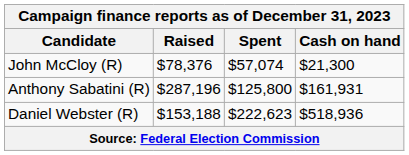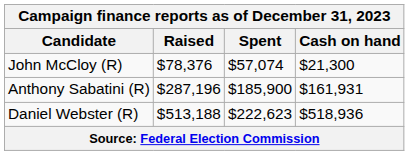(260, 89) $125,800 -> (260, 89) $185,900
(189, 114) $153,188 -> (189, 114) $513,188
